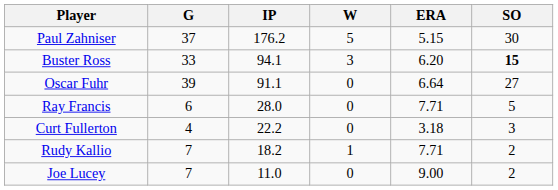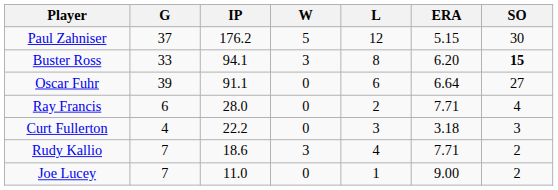+ column: (376, 15)
(512, 106) 5 -> (517, 106) 4
(269, 151) 18.2 -> (235, 151) 18.6
(350, 151) 1 -> (306, 151) 3
